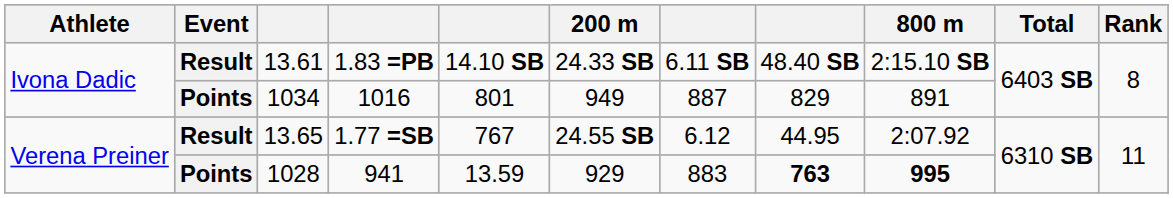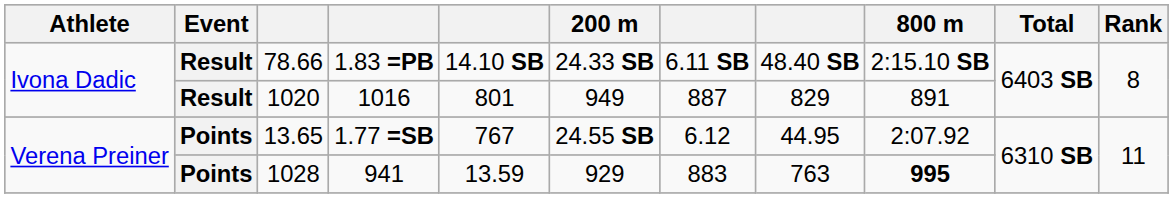(293, 62) 13.61 -> (293, 62) 78.66
(216, 99) Points -> (216, 99) Result
(293, 99) 1034 -> (293, 99) 1020
(216, 137) Result -> (216, 137) Points
(810, 174) bold -> (810, 174) normal
